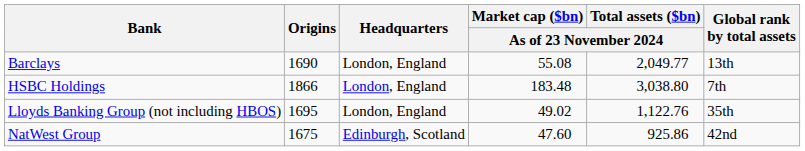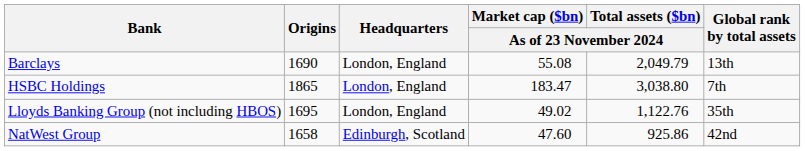(662, 63) 2,049.77 -> (662, 63) 2,049.79
(303, 87) 1866 -> (303, 87) 1865
(551, 87) 183.48 -> (551, 87) 183.47
(303, 134) 1675 -> (303, 134) 1658
